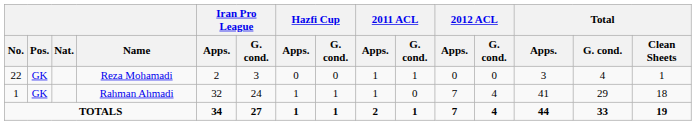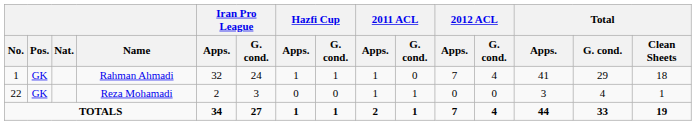rows swapped: (137, 93) <-> (137, 75)
